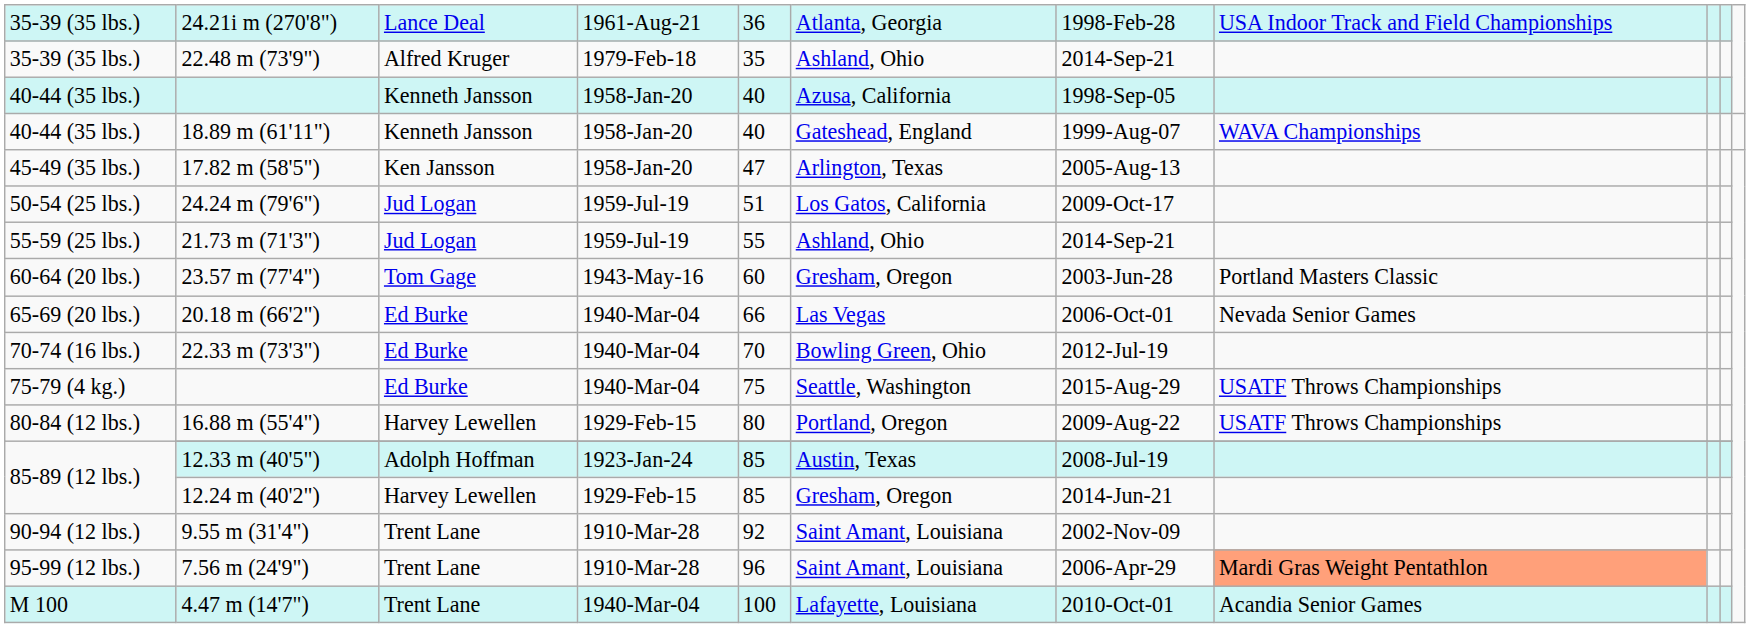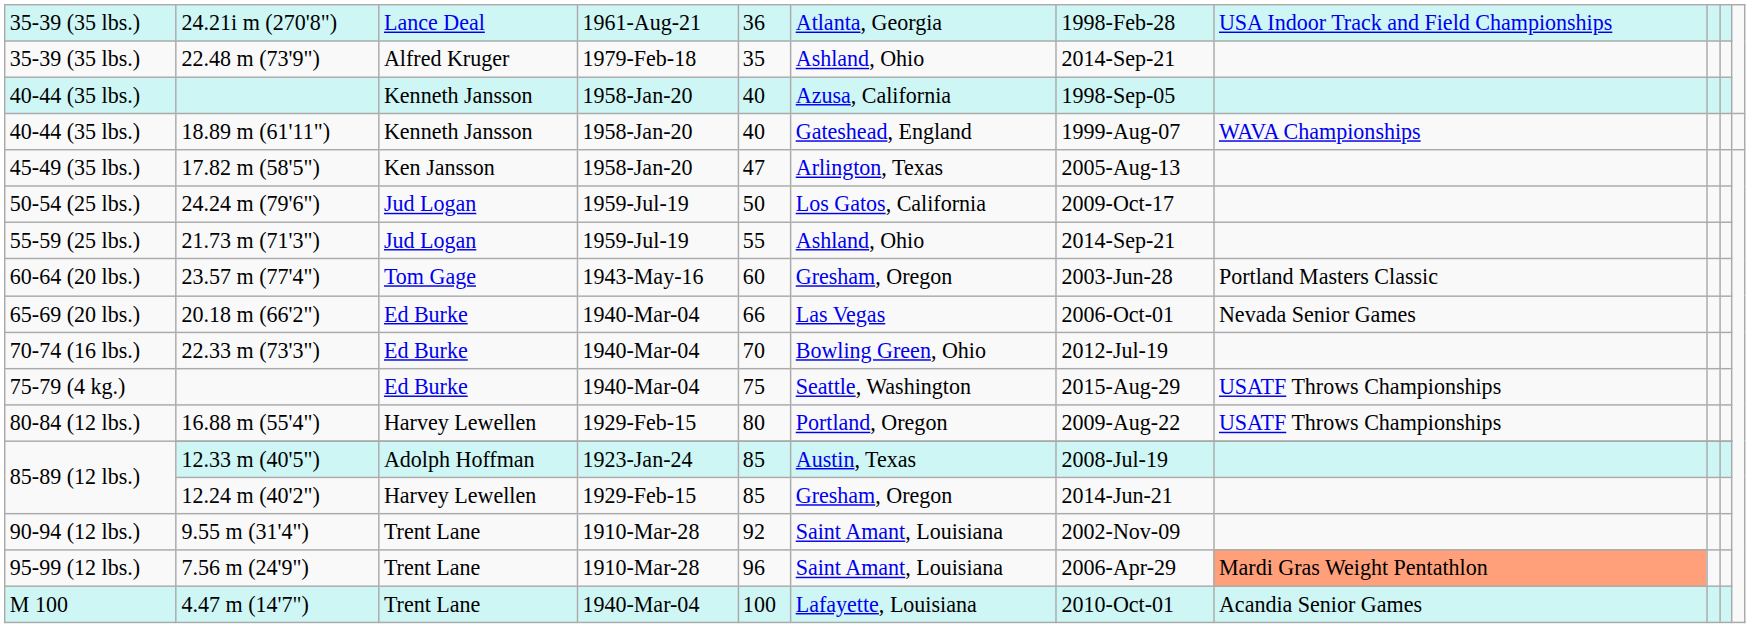(754, 204) 51 -> (754, 204) 50
